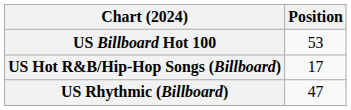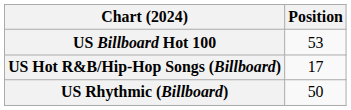(316, 92) 47 -> (316, 92) 50
